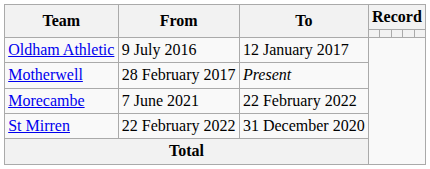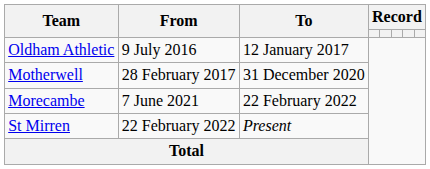(267, 75) Present -> (304, 75) 31 December 2020
(304, 126) 31 December 2020 -> (267, 126) Present
